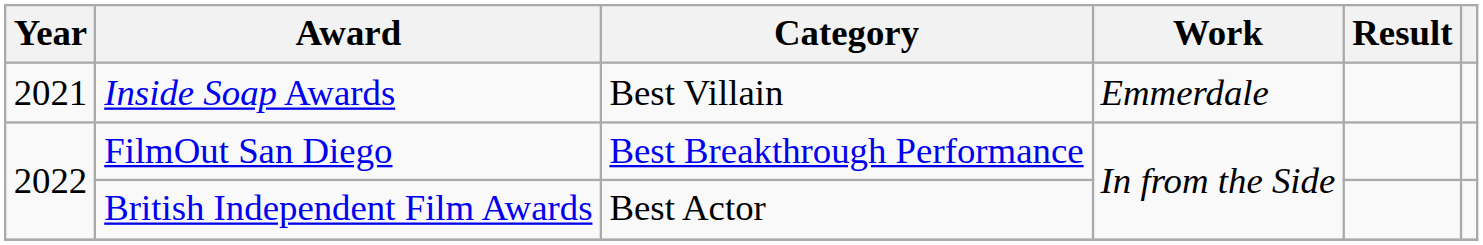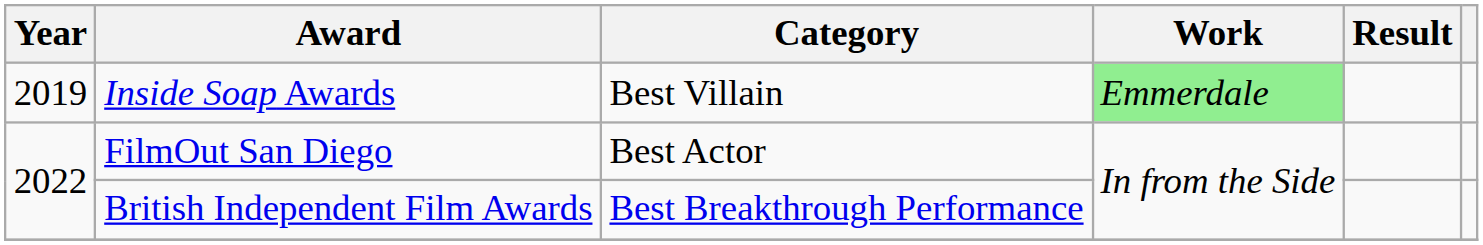(50, 92) 2021 -> (50, 92) 2019
(1185, 92) no background -> (1185, 92) lightgreen background
(847, 150) Best Breakthrough Performance -> (688, 150) Best Actor
(688, 208) Best Actor -> (847, 208) Best Breakthrough Performance
